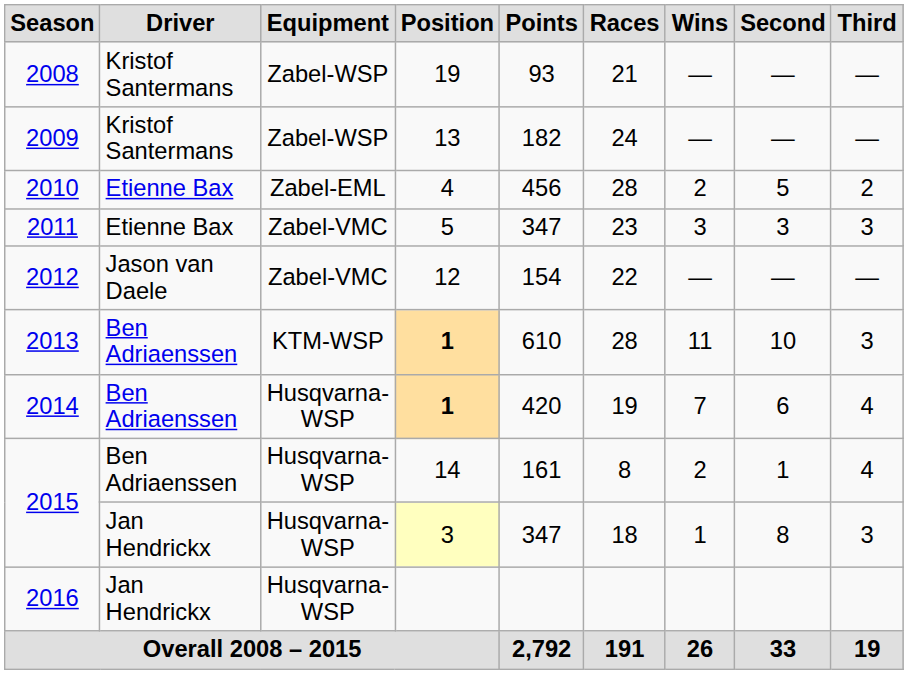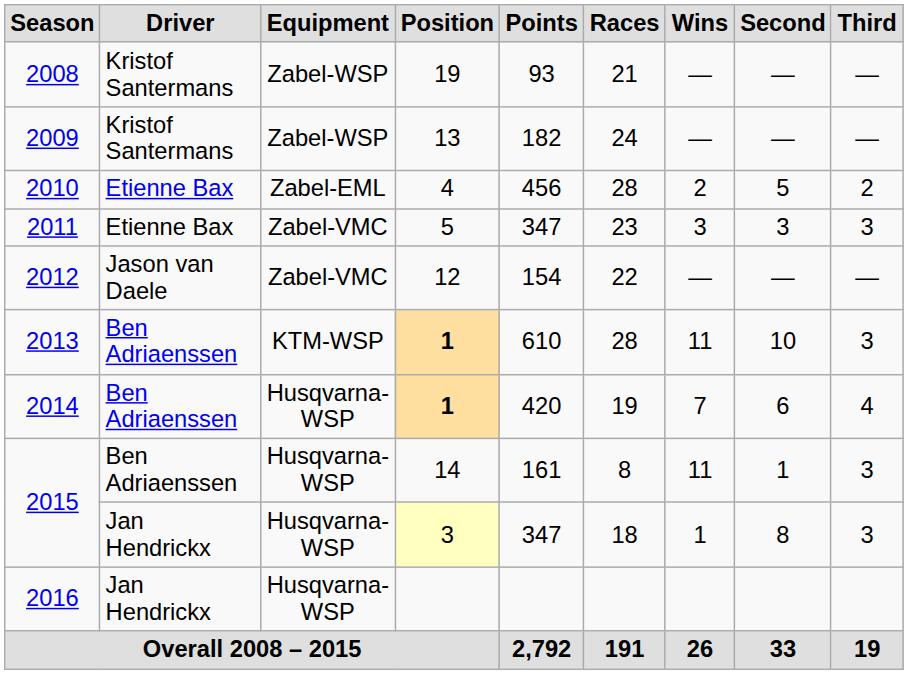(700, 470) 2 -> (700, 470) 11
(867, 470) 4 -> (867, 470) 3
